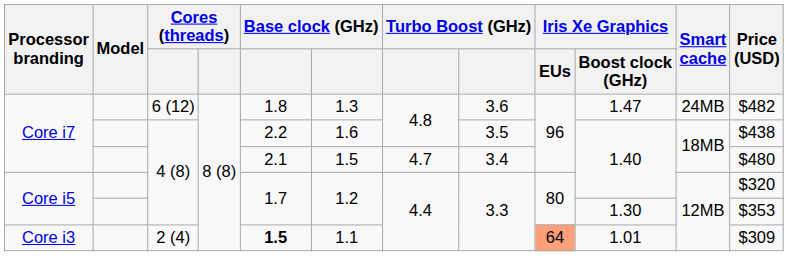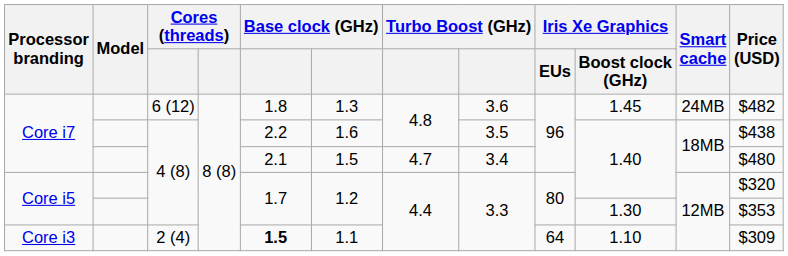(625, 106) 1.47 -> (625, 106) 1.45
(555, 237) lightsalmon background -> (555, 237) no background
(625, 237) 1.01 -> (625, 237) 1.10
